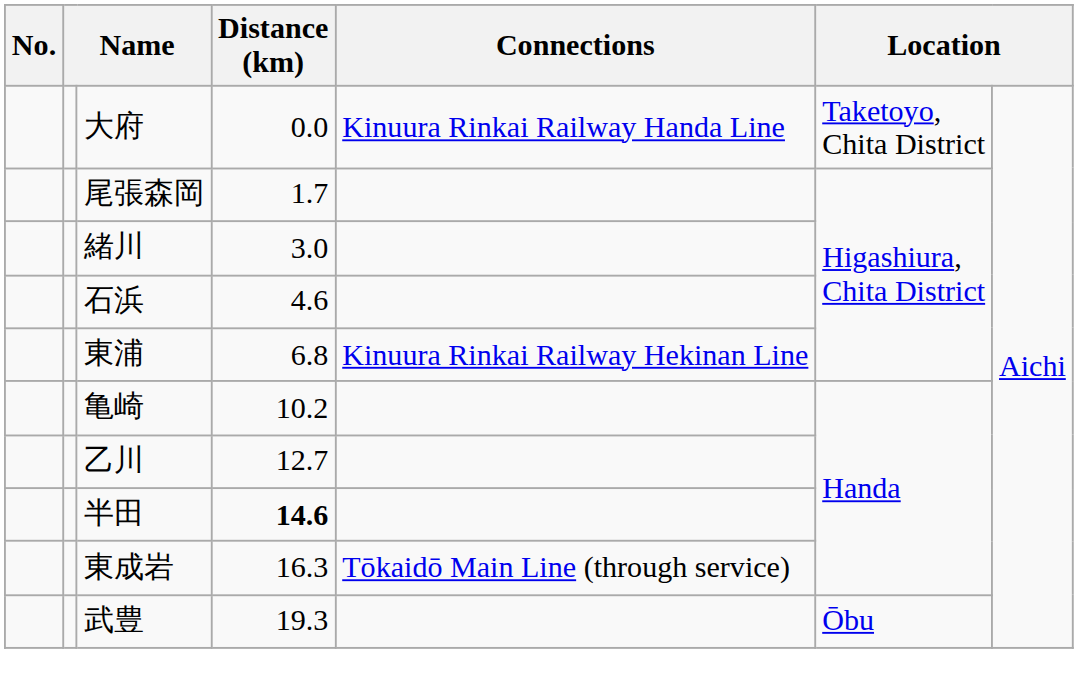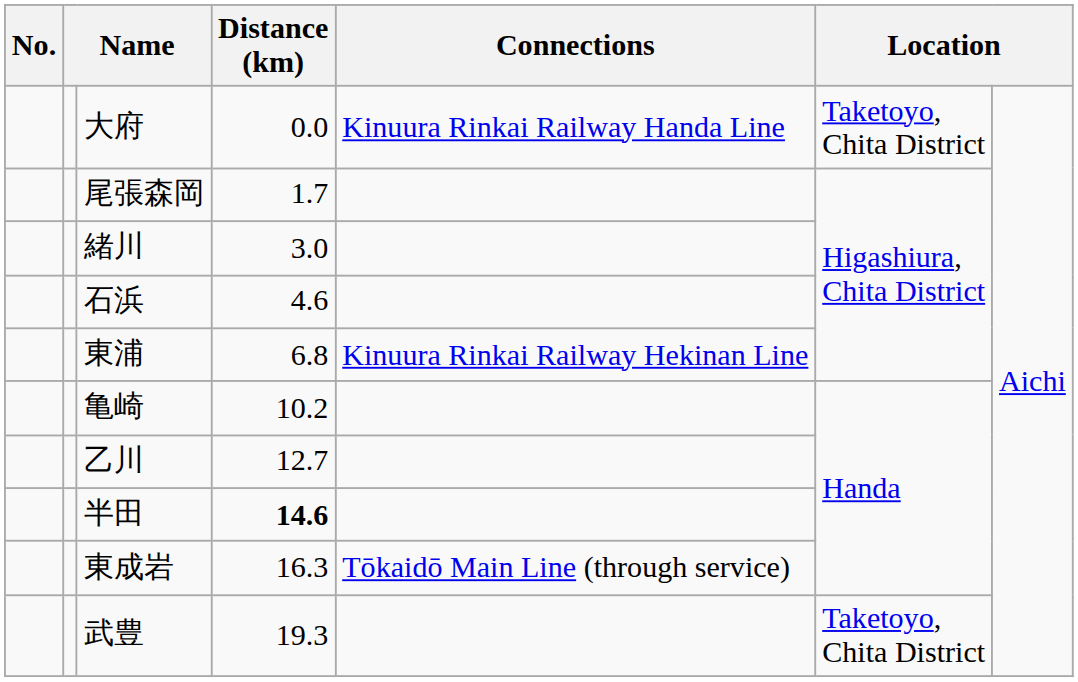(848, 621) Ōbu -> (904, 635) Taketoyo, Chita District
